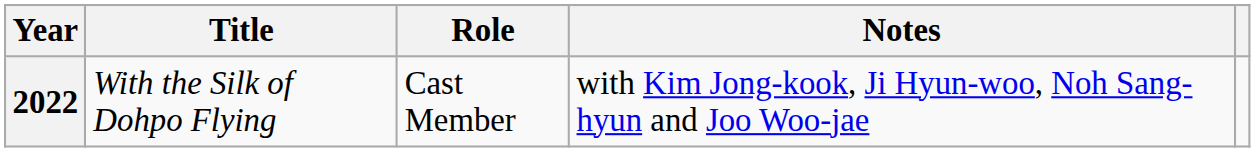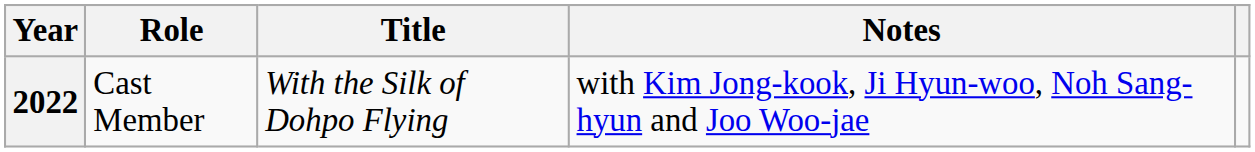columns swapped: (241, 30) <-> (483, 30)
